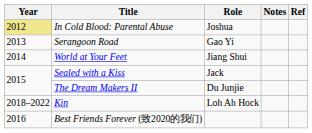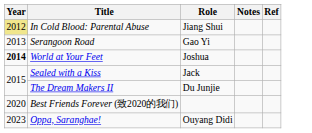(220, 27) Joshua -> (203, 27) Jiang Shui
(16, 57) normal -> (16, 57) bold
(227, 57) Jiang Shui -> (196, 57) Joshua
- row: (61, 103)
(16, 119) 2016 -> (16, 104) 2020
+ row: (66, 120)
